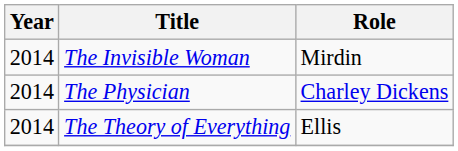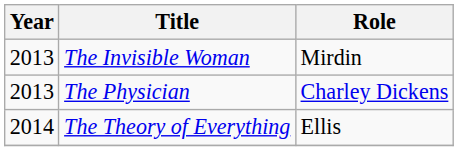(32, 57) 2014 -> (32, 57) 2013
(32, 92) 2014 -> (32, 92) 2013
